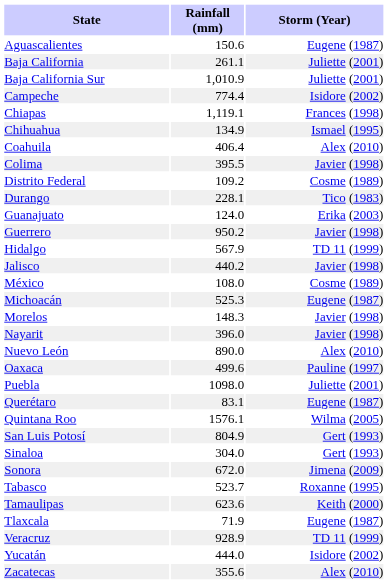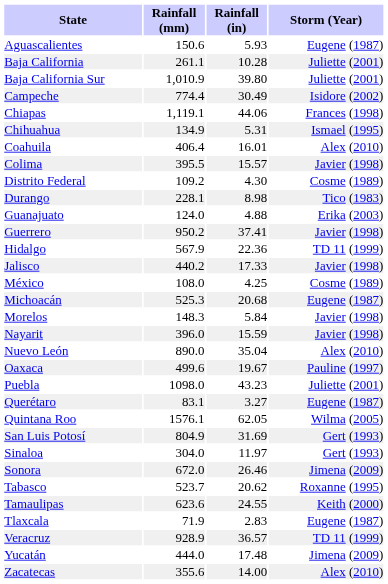+ column: (237, 20)
(347, 554) Isidore (2002) -> (346, 554) Jimena (2009)
